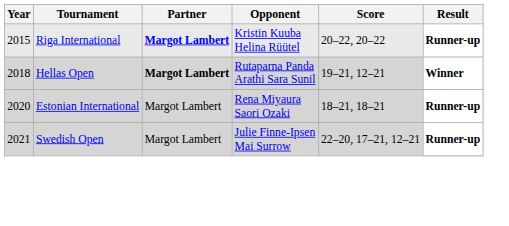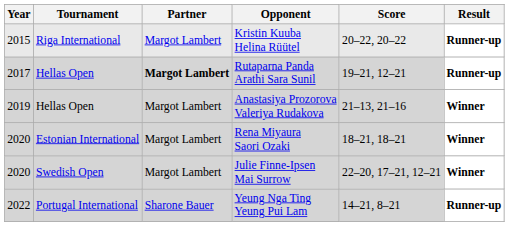(187, 40) bold -> (183, 40) normal
(19, 73) 2018 -> (19, 73) 2017
(445, 73) Winner -> (474, 73) Runner-up
+ row: (286, 106)
(453, 106) Runner-up -> (466, 139) Winner
(19, 139) 2021 -> (19, 172) 2020
(453, 139) Runner-up -> (466, 172) Winner
+ row: (273, 205)
